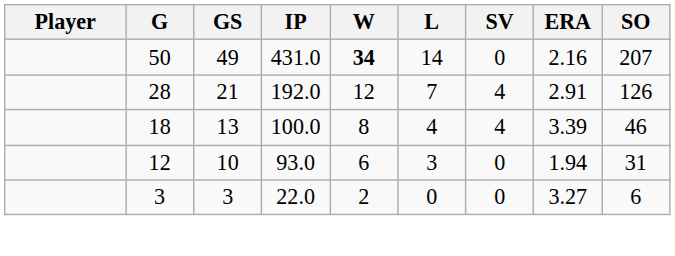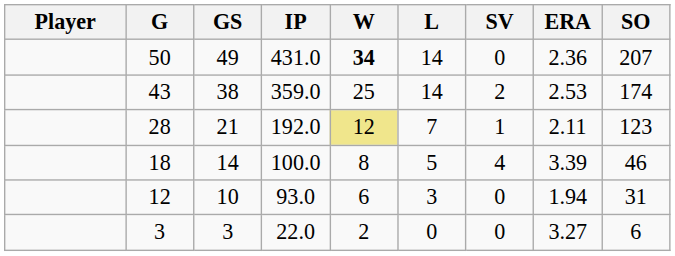(568, 57) 2.16 -> (568, 57) 2.36
+ row: (160, 92)
(364, 92) no background -> (364, 127) khaki background
(500, 92) 4 -> (500, 127) 1
(568, 92) 2.91 -> (568, 127) 2.11
(636, 92) 126 -> (636, 127) 123
(228, 127) 13 -> (228, 162) 14
(432, 127) 4 -> (432, 162) 5
